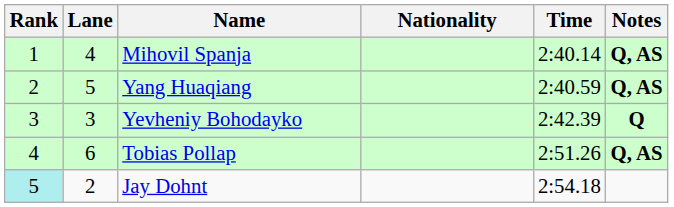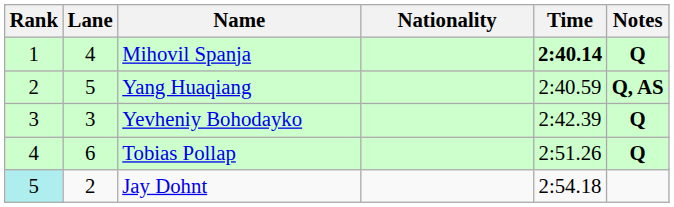(569, 53) normal -> (570, 53) bold
(637, 53) Q, AS -> (638, 53) Q
(637, 152) Q, AS -> (638, 152) Q
